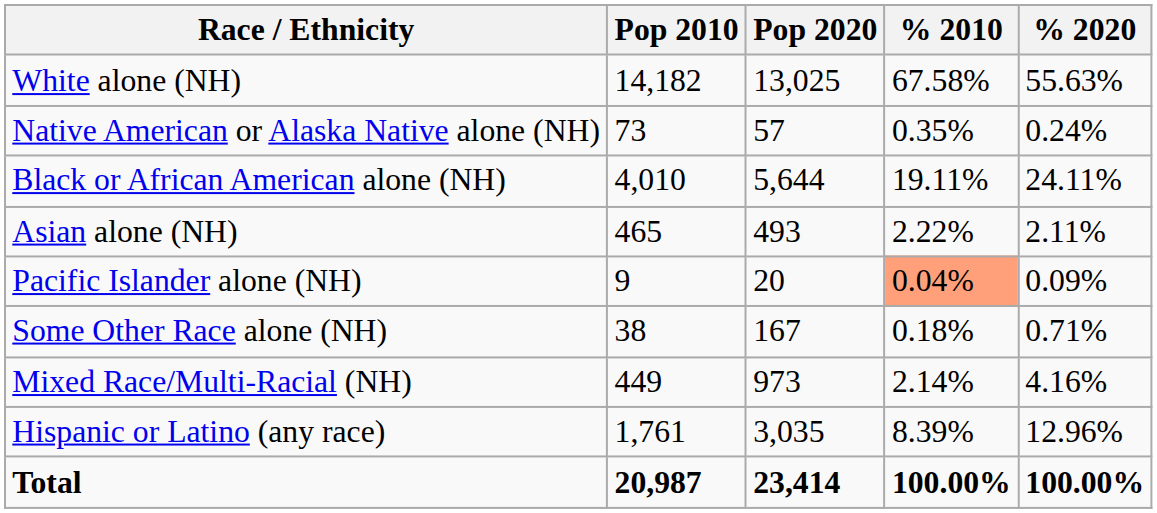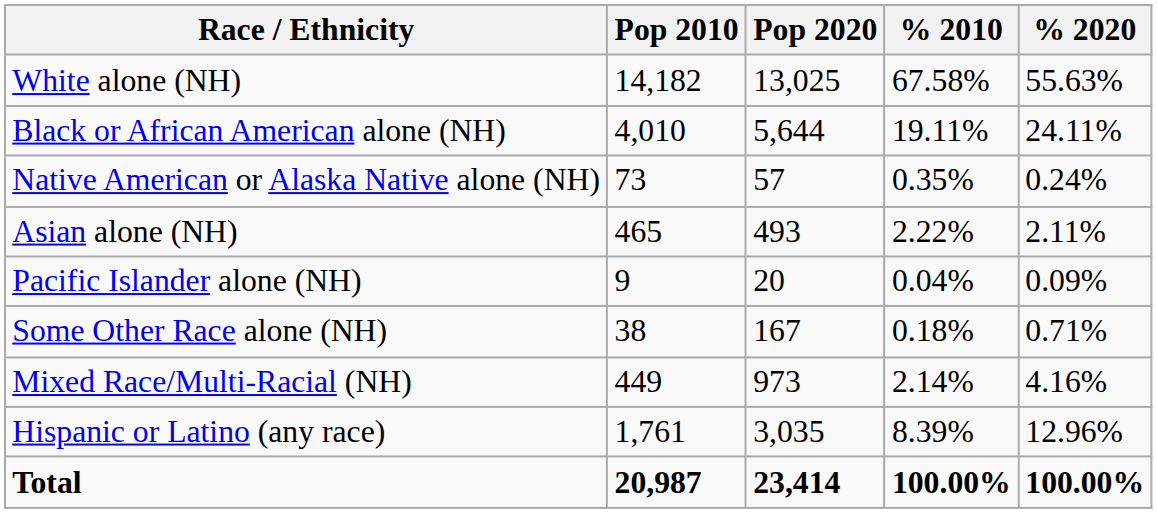rows swapped: (259, 180) <-> (306, 130)
(933, 280) lightsalmon background -> (933, 280) no background
